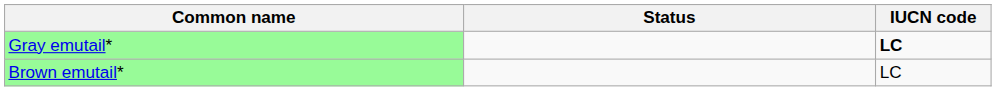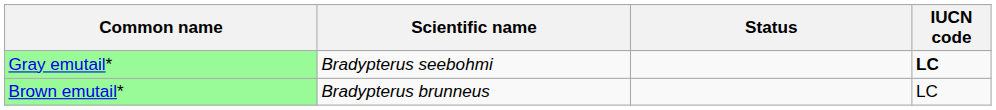+ column: (474, 27)
